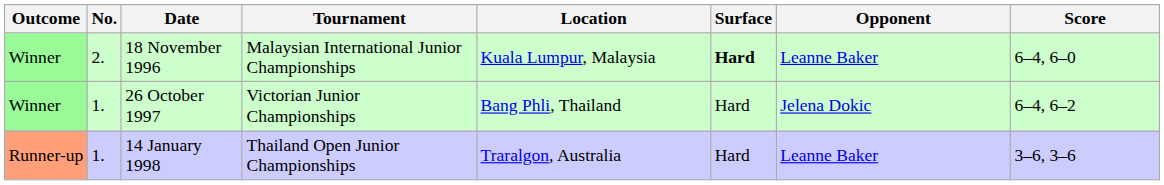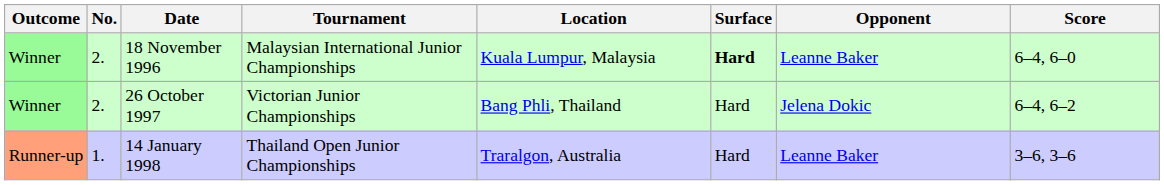(98, 105) 1. -> (98, 105) 2.
